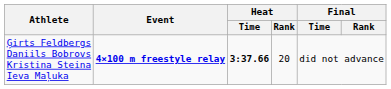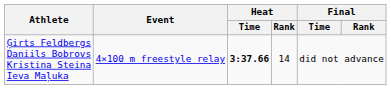(160, 59) bold -> (160, 59) normal
(284, 59) 20 -> (284, 59) 14
